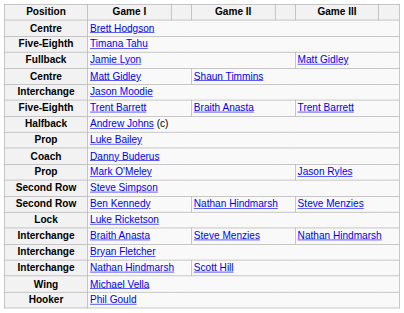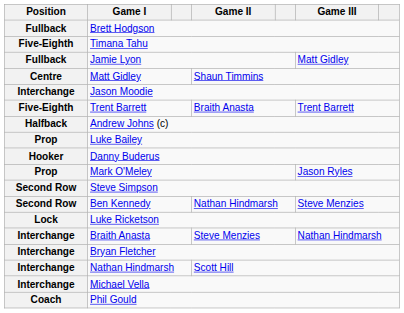(46, 28) Centre -> (46, 28) Fullback
(46, 156) Coach -> (46, 156) Hooker
(46, 284) Wing -> (46, 284) Interchange
(46, 300) Hooker -> (46, 300) Coach
